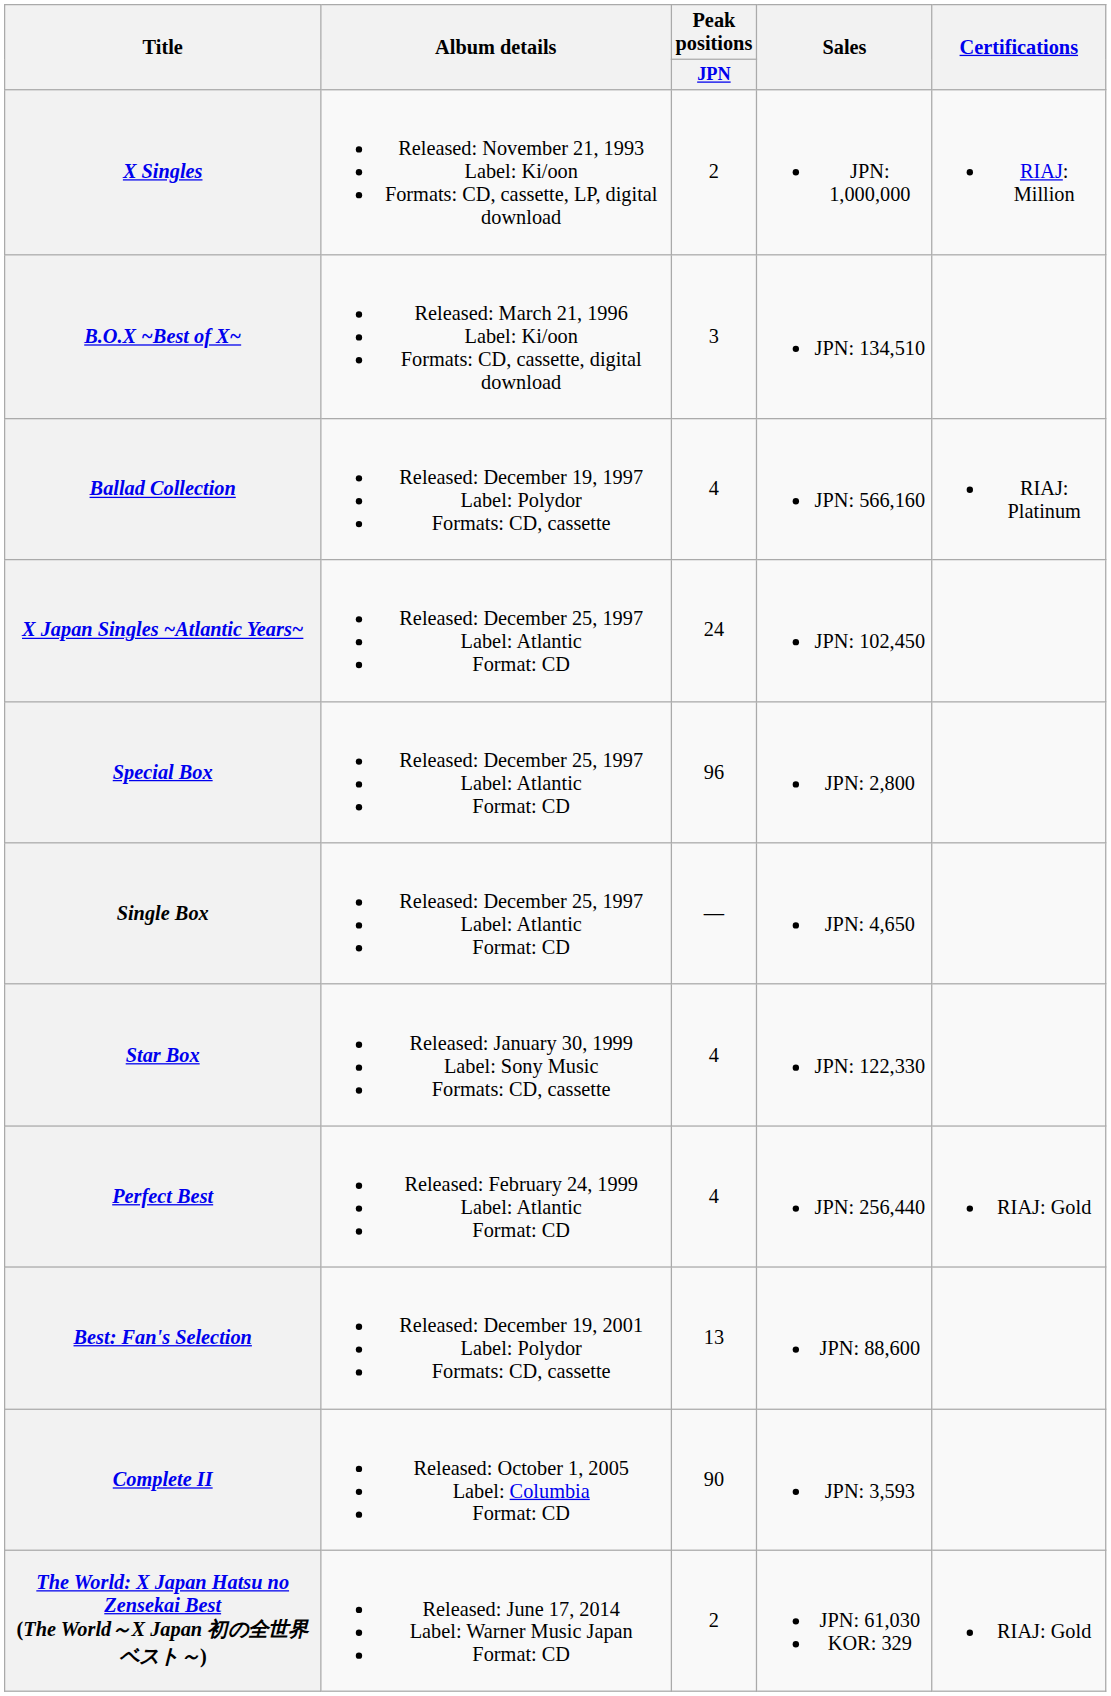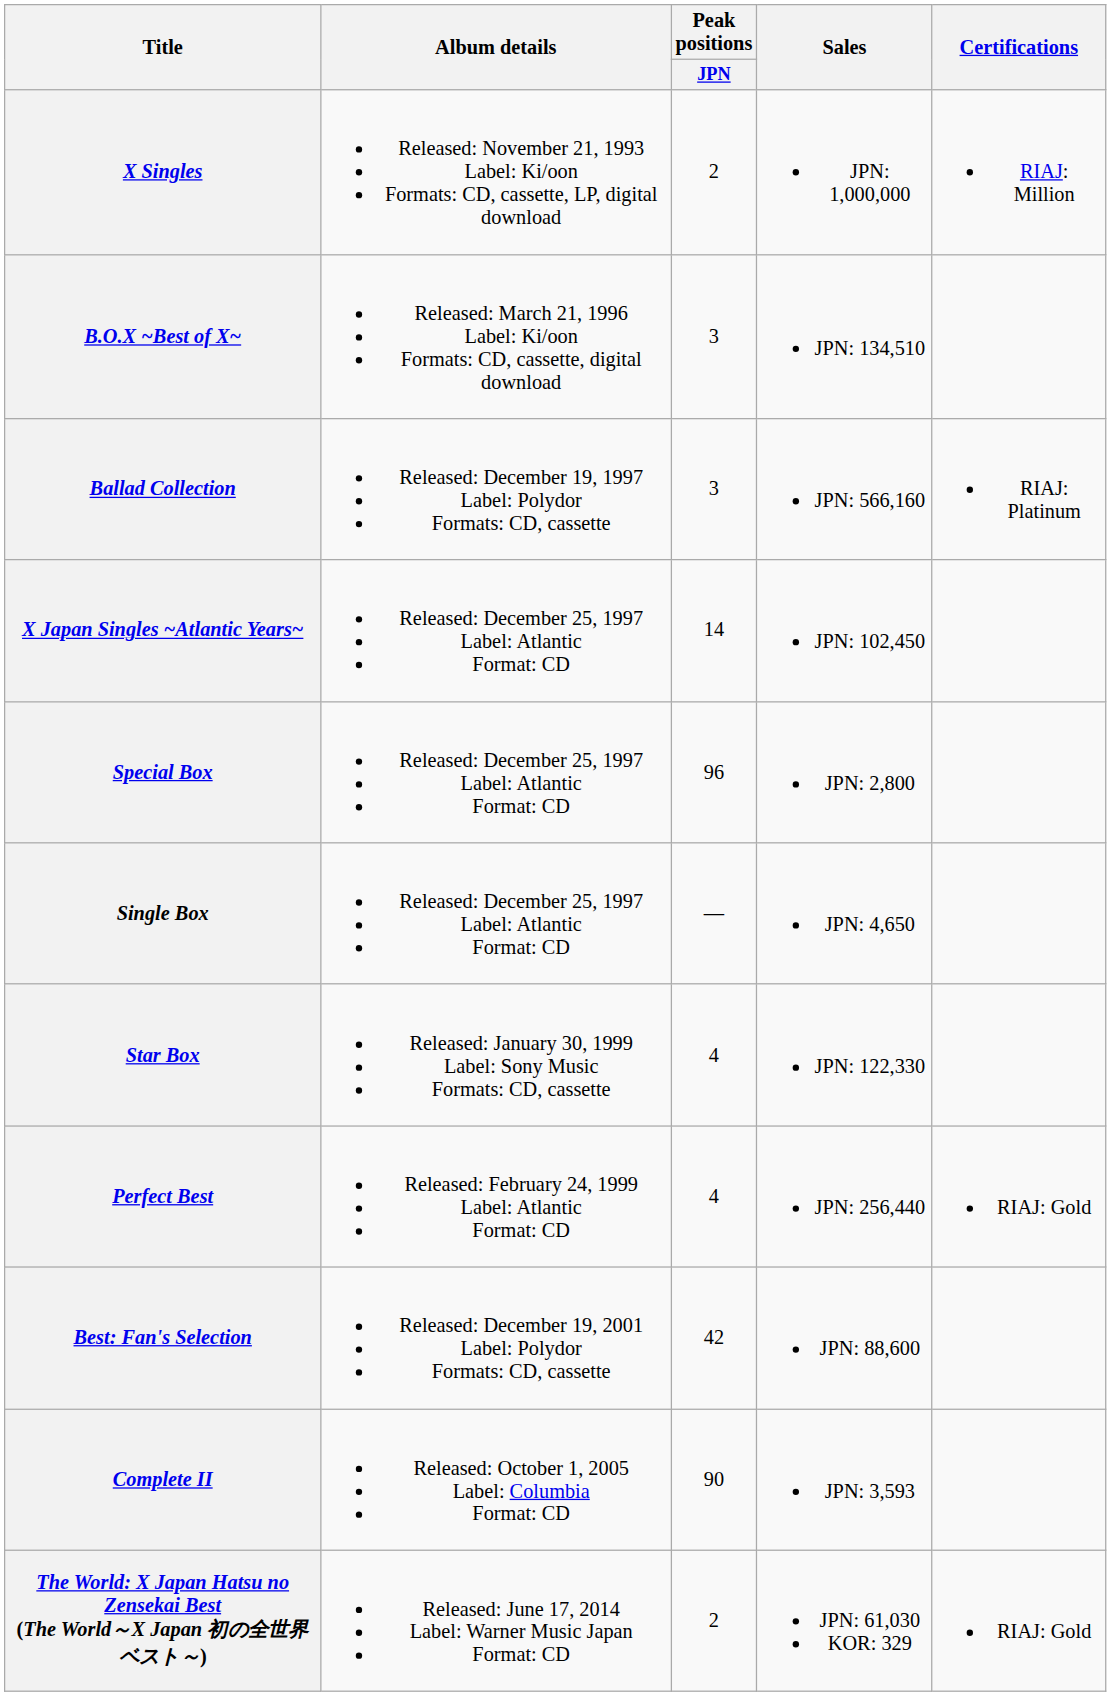(714, 489) 4 -> (714, 489) 3
(714, 630) 24 -> (714, 630) 14
(714, 1337) 13 -> (714, 1337) 42
